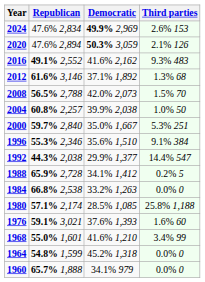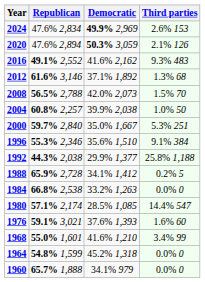(170, 157) 14.4% 547 -> (170, 157) 25.8% 1,188
(170, 205) 25.8% 1,188 -> (170, 205) 14.4% 547
